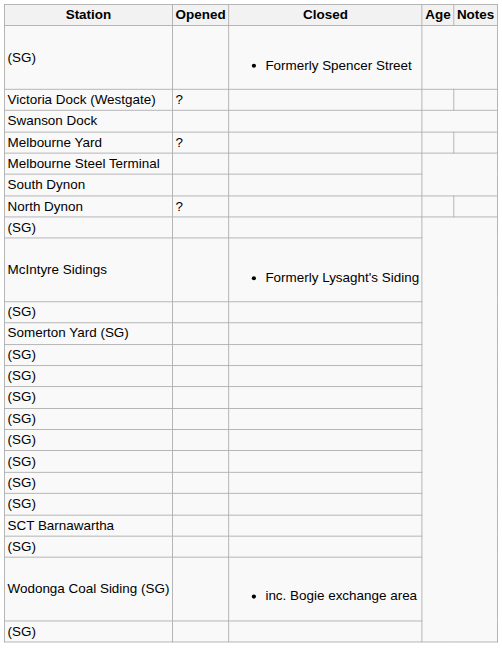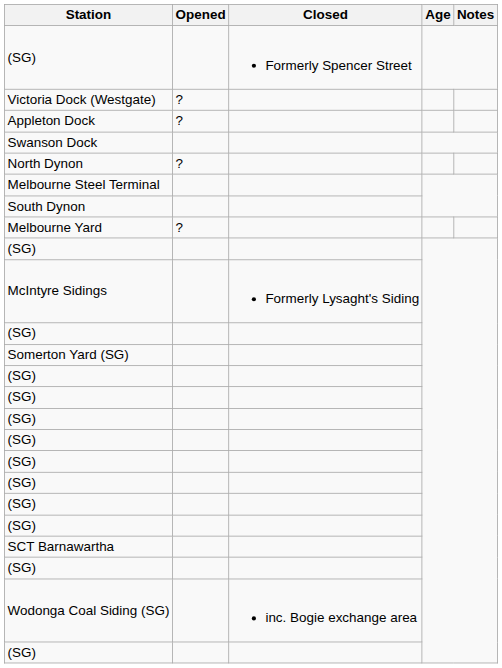+ row: (51, 121)
rows swapped: (55, 142) <-> (45, 206)
